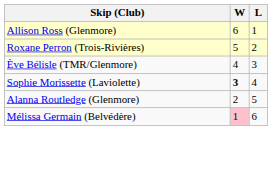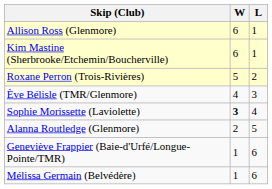+ row: (88, 53)
+ row: (98, 152)
(236, 116) pink background -> (236, 175) no background
